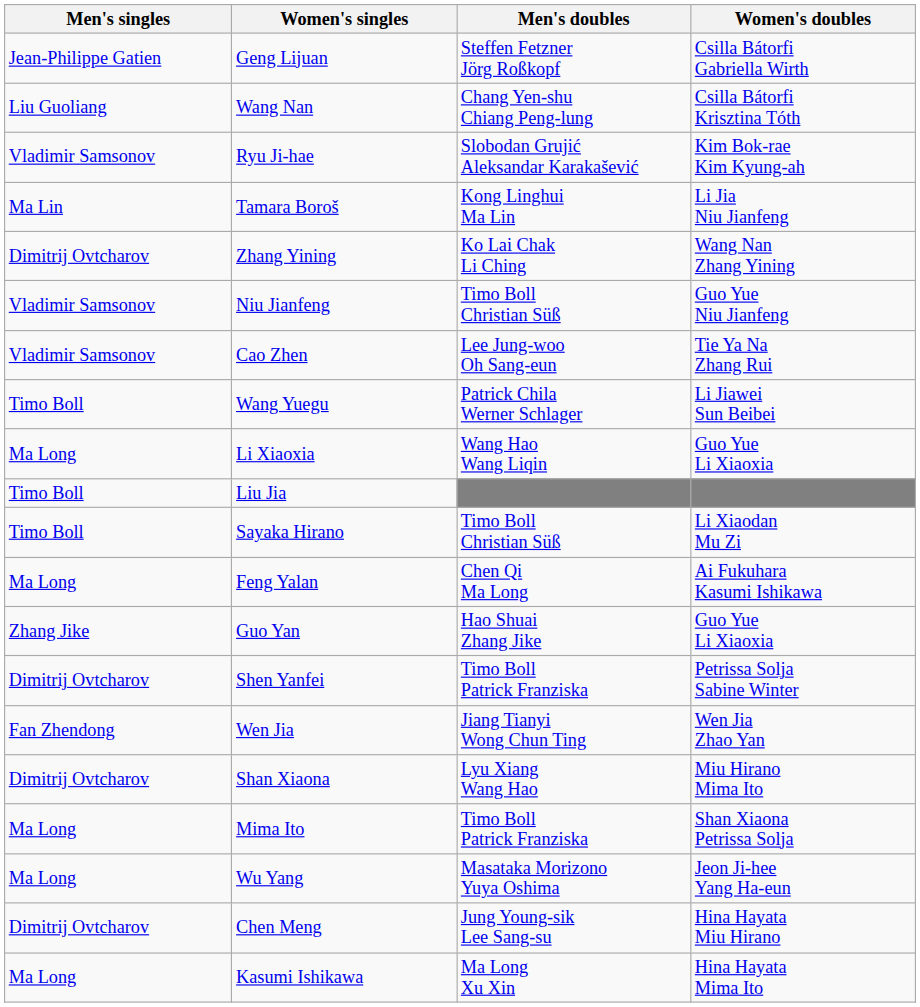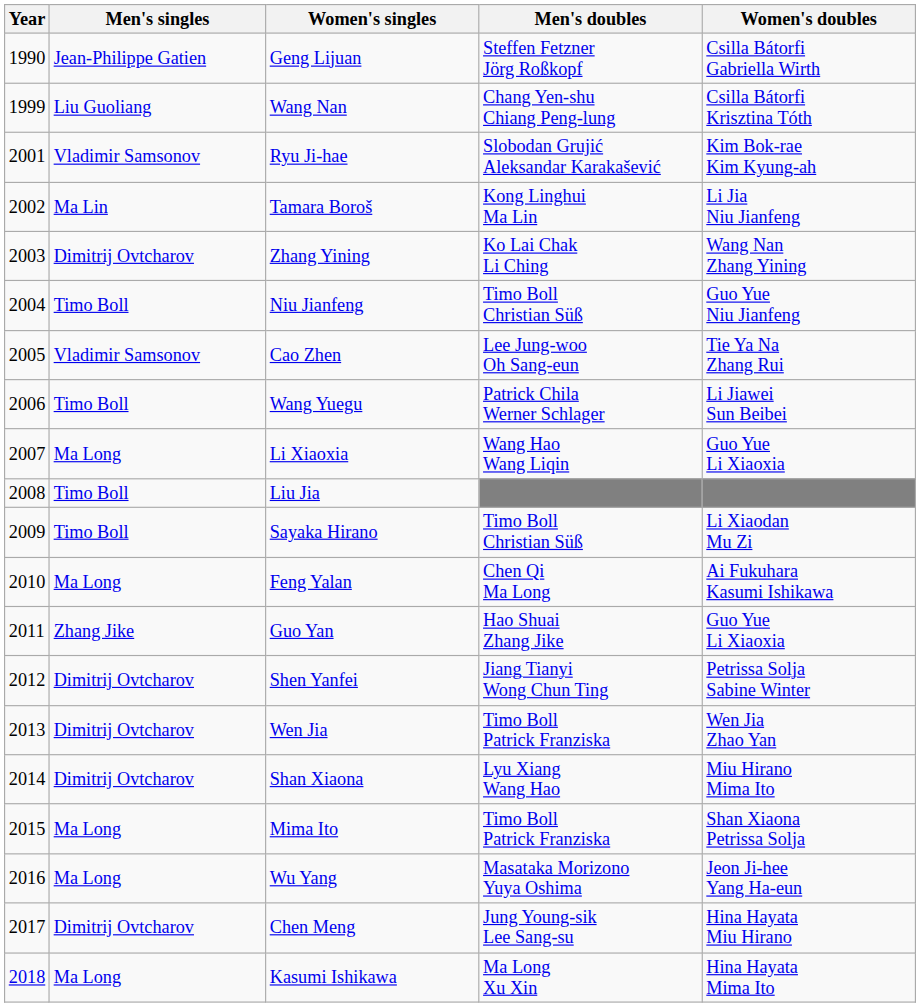+ column: (27, 18)
(82, 305) Vladimir Samsonov -> (91, 305) Timo Boll
(524, 680) Timo Boll Patrick Franziska -> (546, 680) Jiang Tianyi Wong Chun Ting
(62, 729) Fan Zhendong -> (124, 729) Dimitrij Ovtcharov
(523, 729) Jiang Tianyi Wong Chun Ting -> (547, 729) Timo Boll Patrick Franziska
